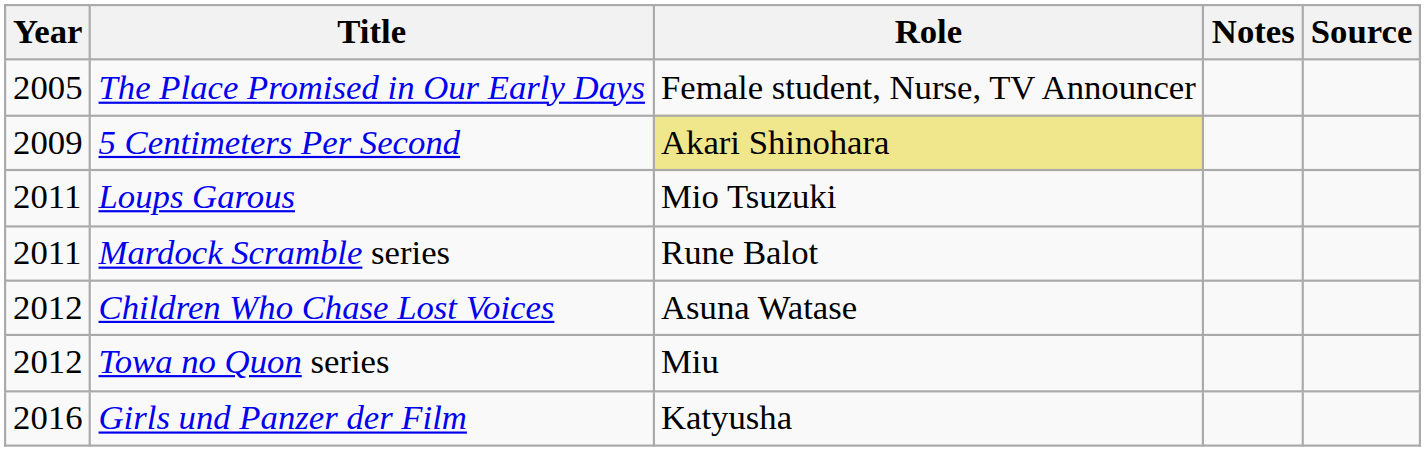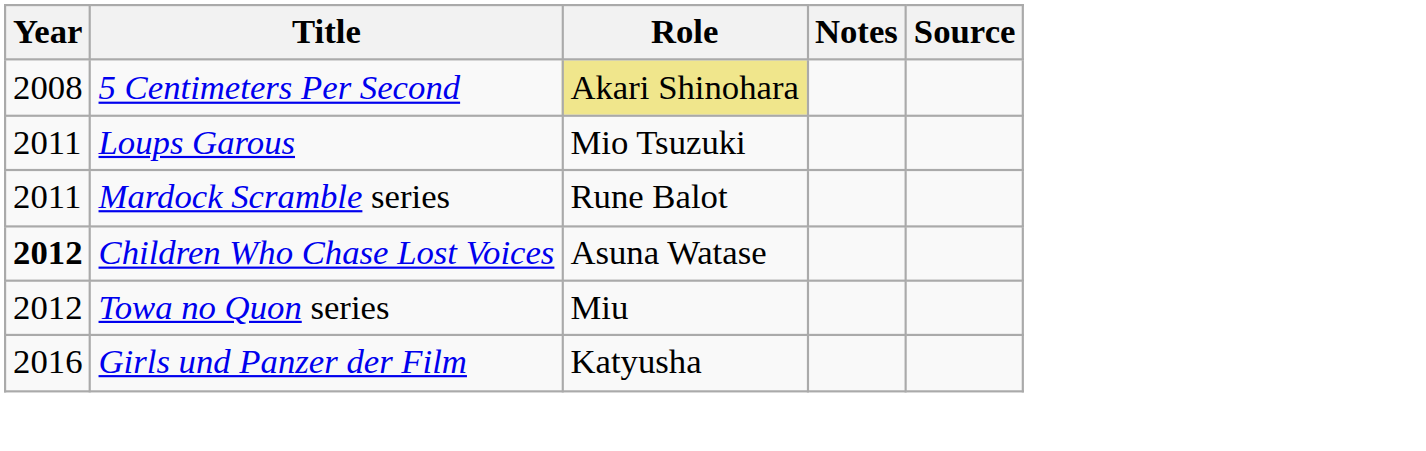- row: (372, 87)
(48, 142) 2009 -> (48, 87) 2008
(48, 307) normal -> (48, 252) bold
